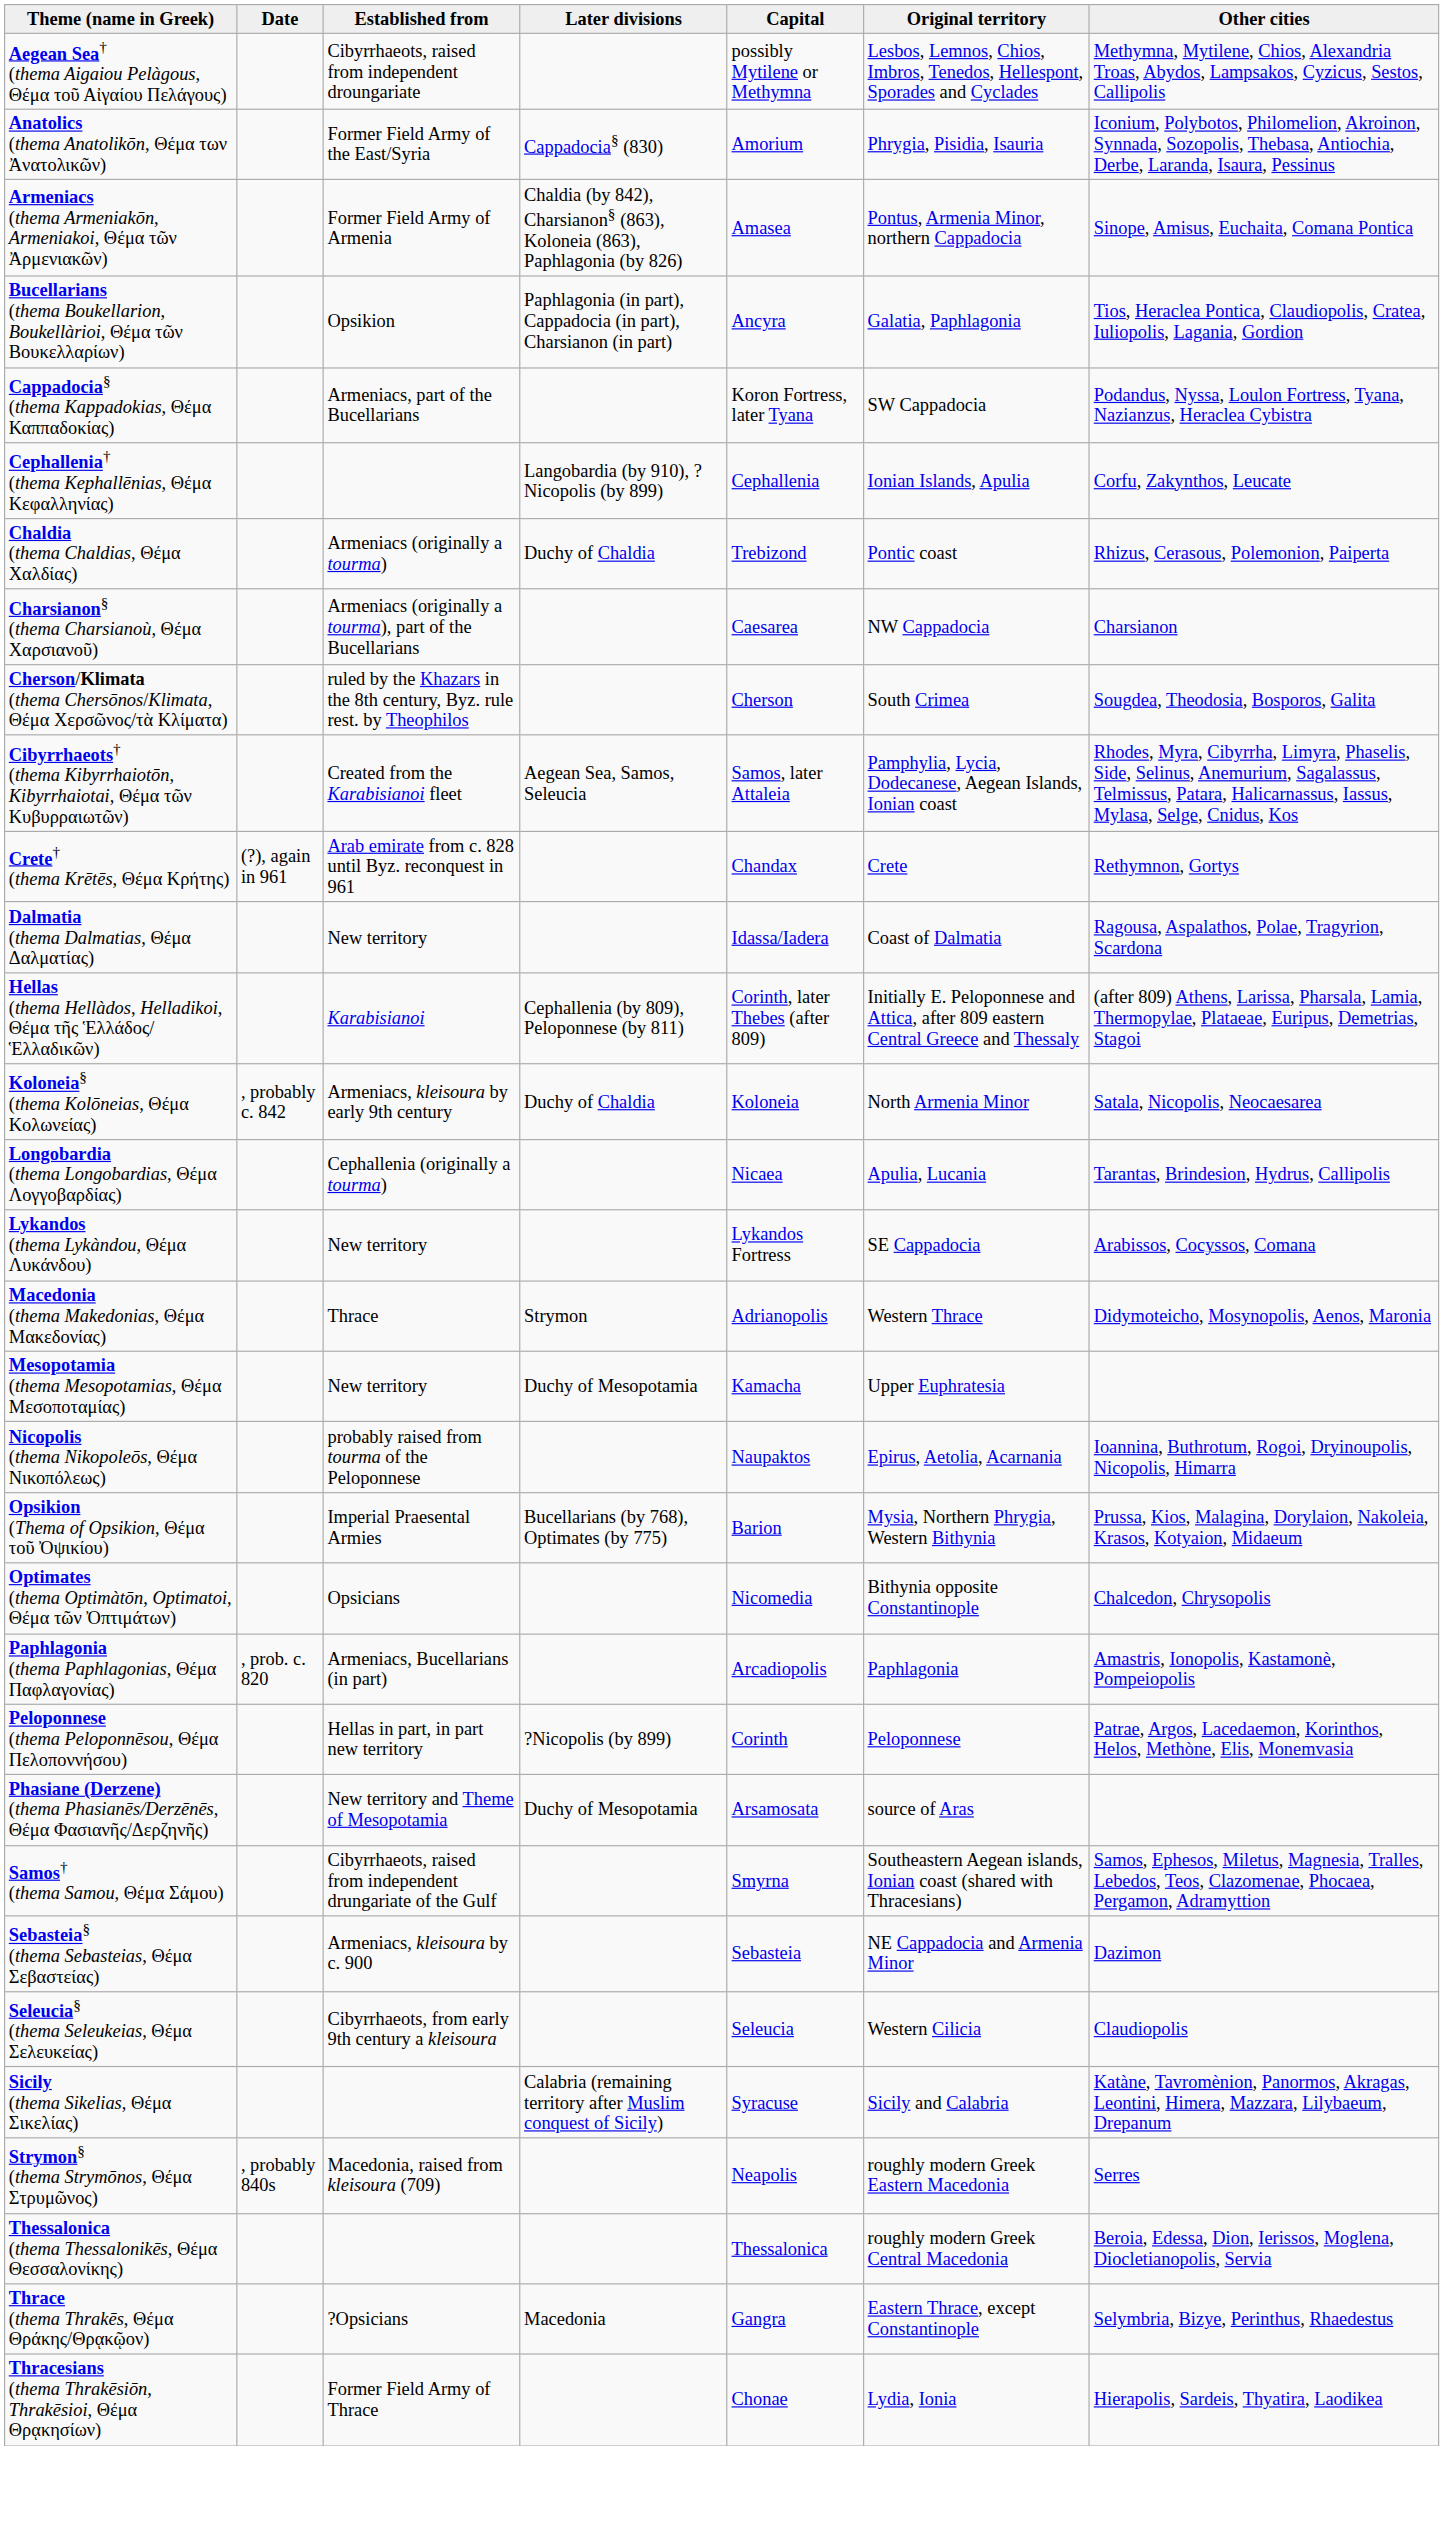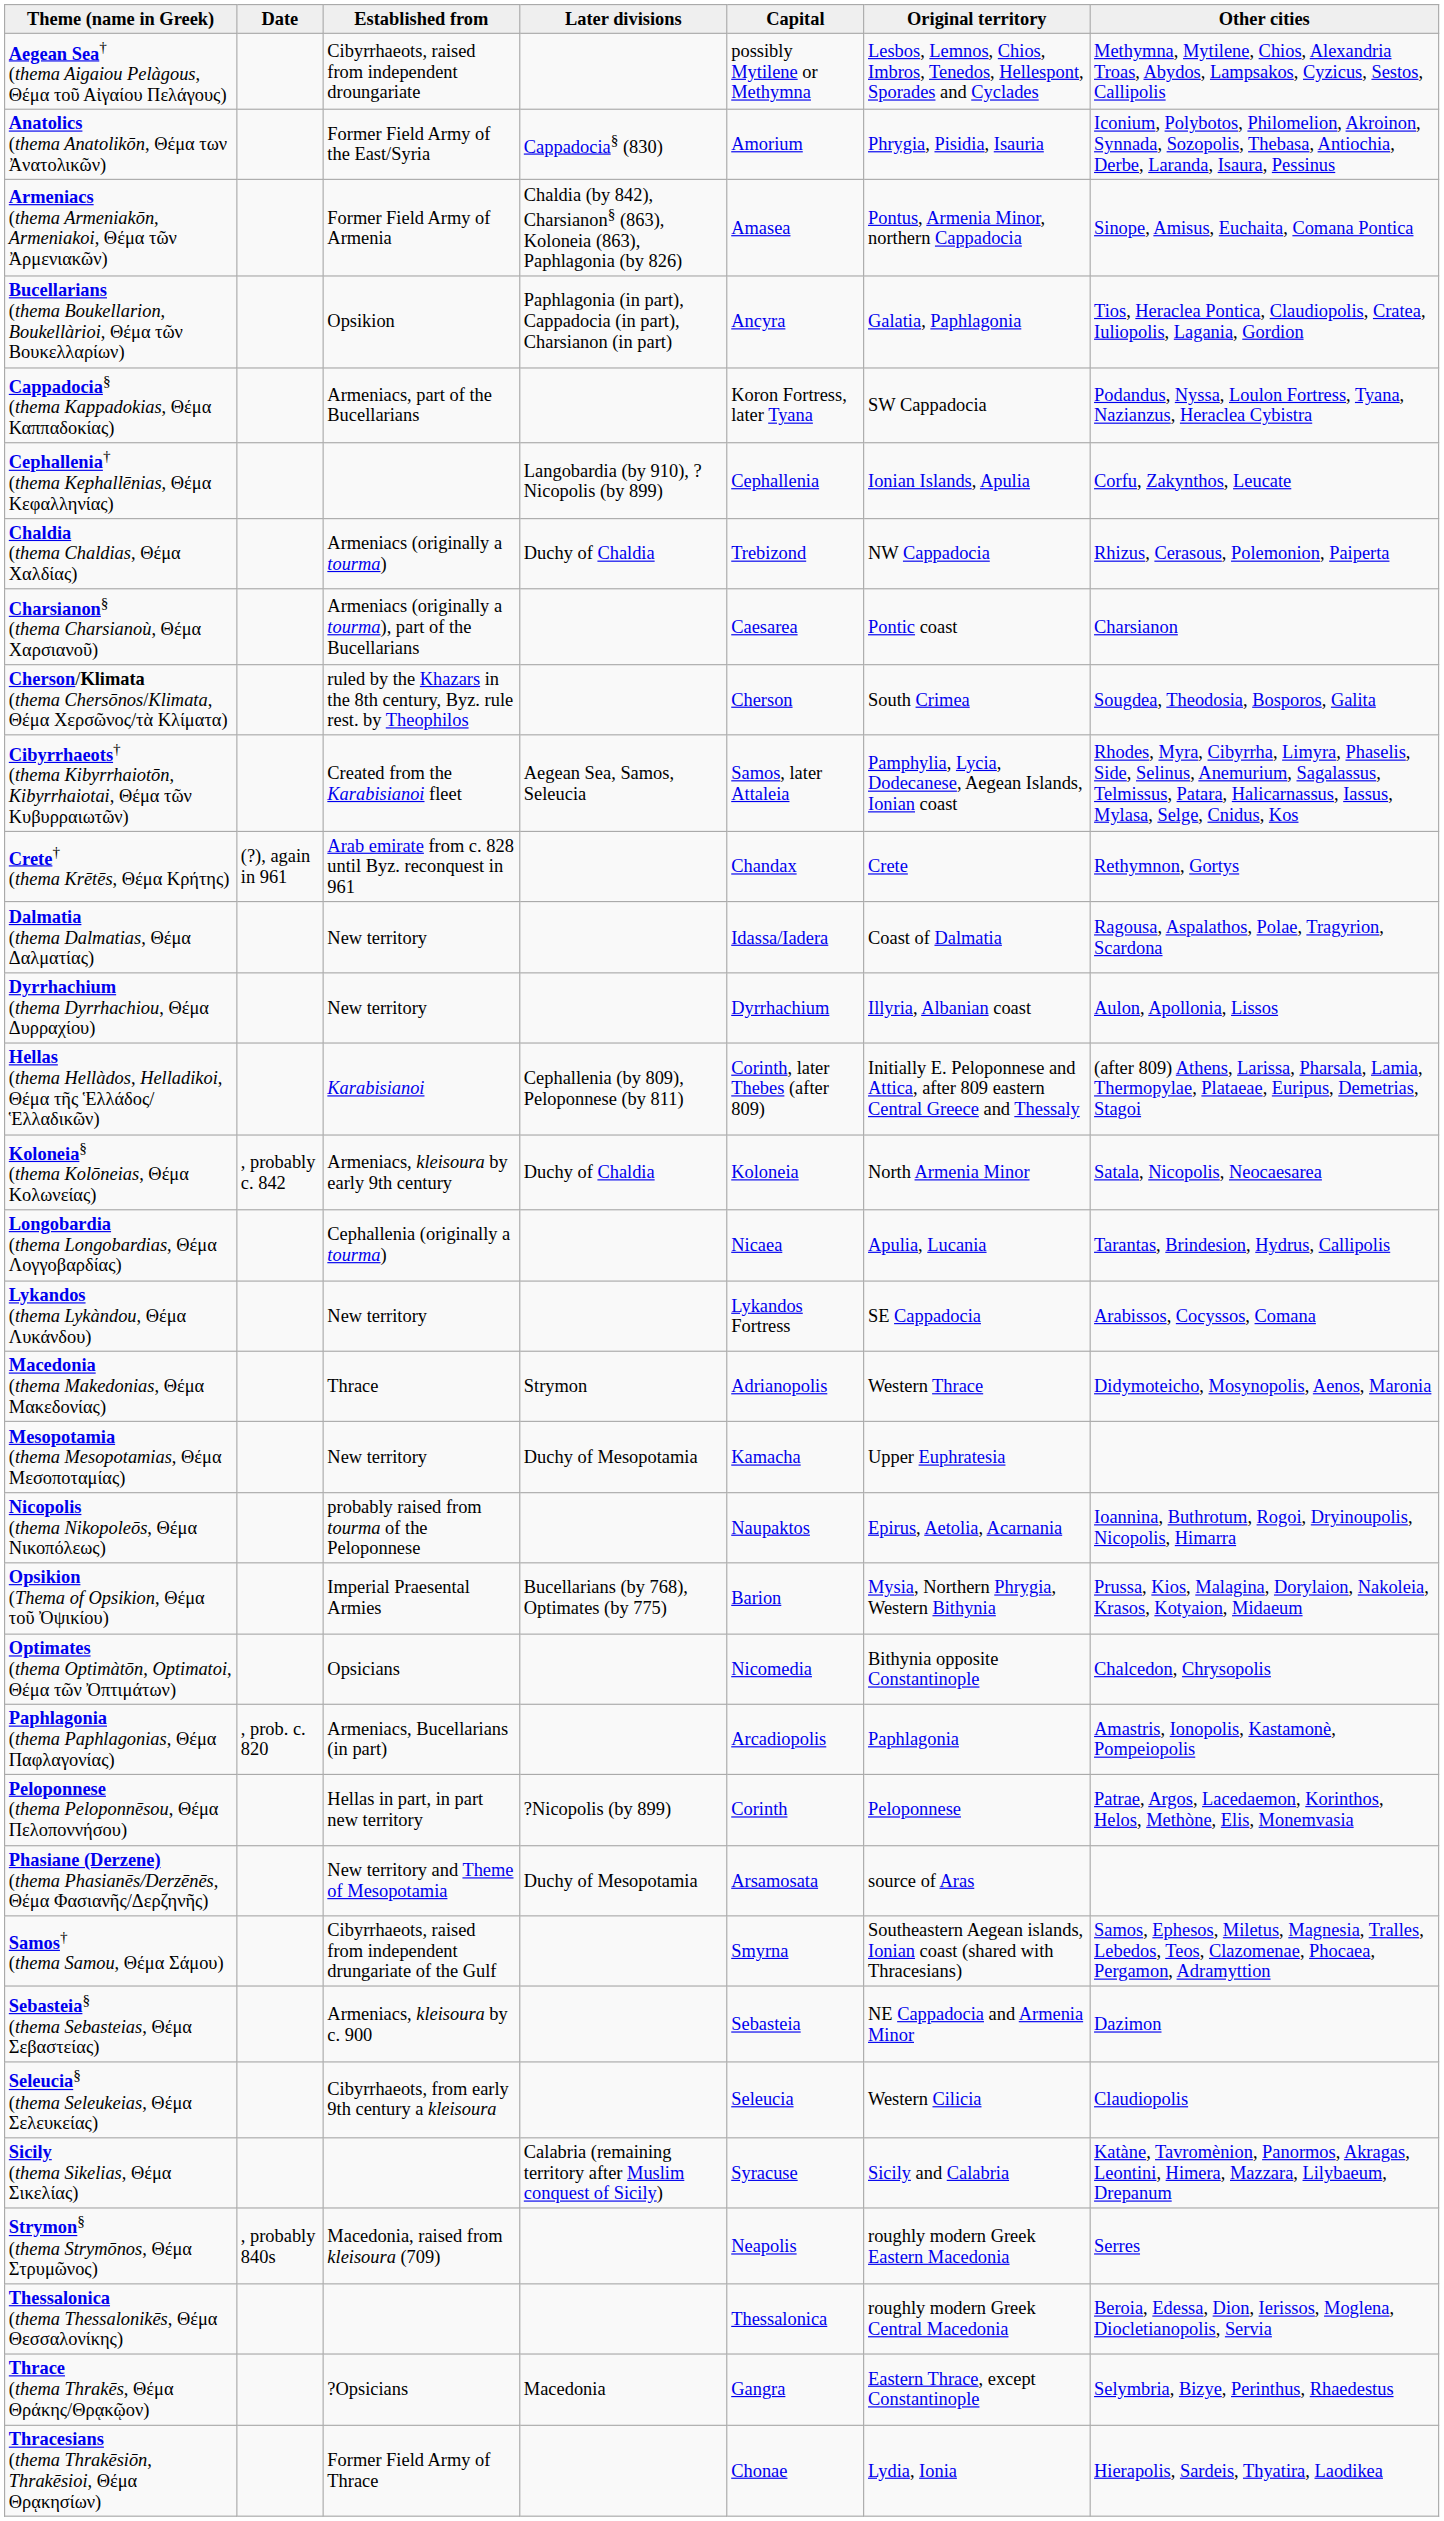(912, 553) Pontic coast -> (929, 553) NW Cappadocia
(928, 626) NW Cappadocia -> (913, 626) Pontic coast
+ row: (109, 1007)
